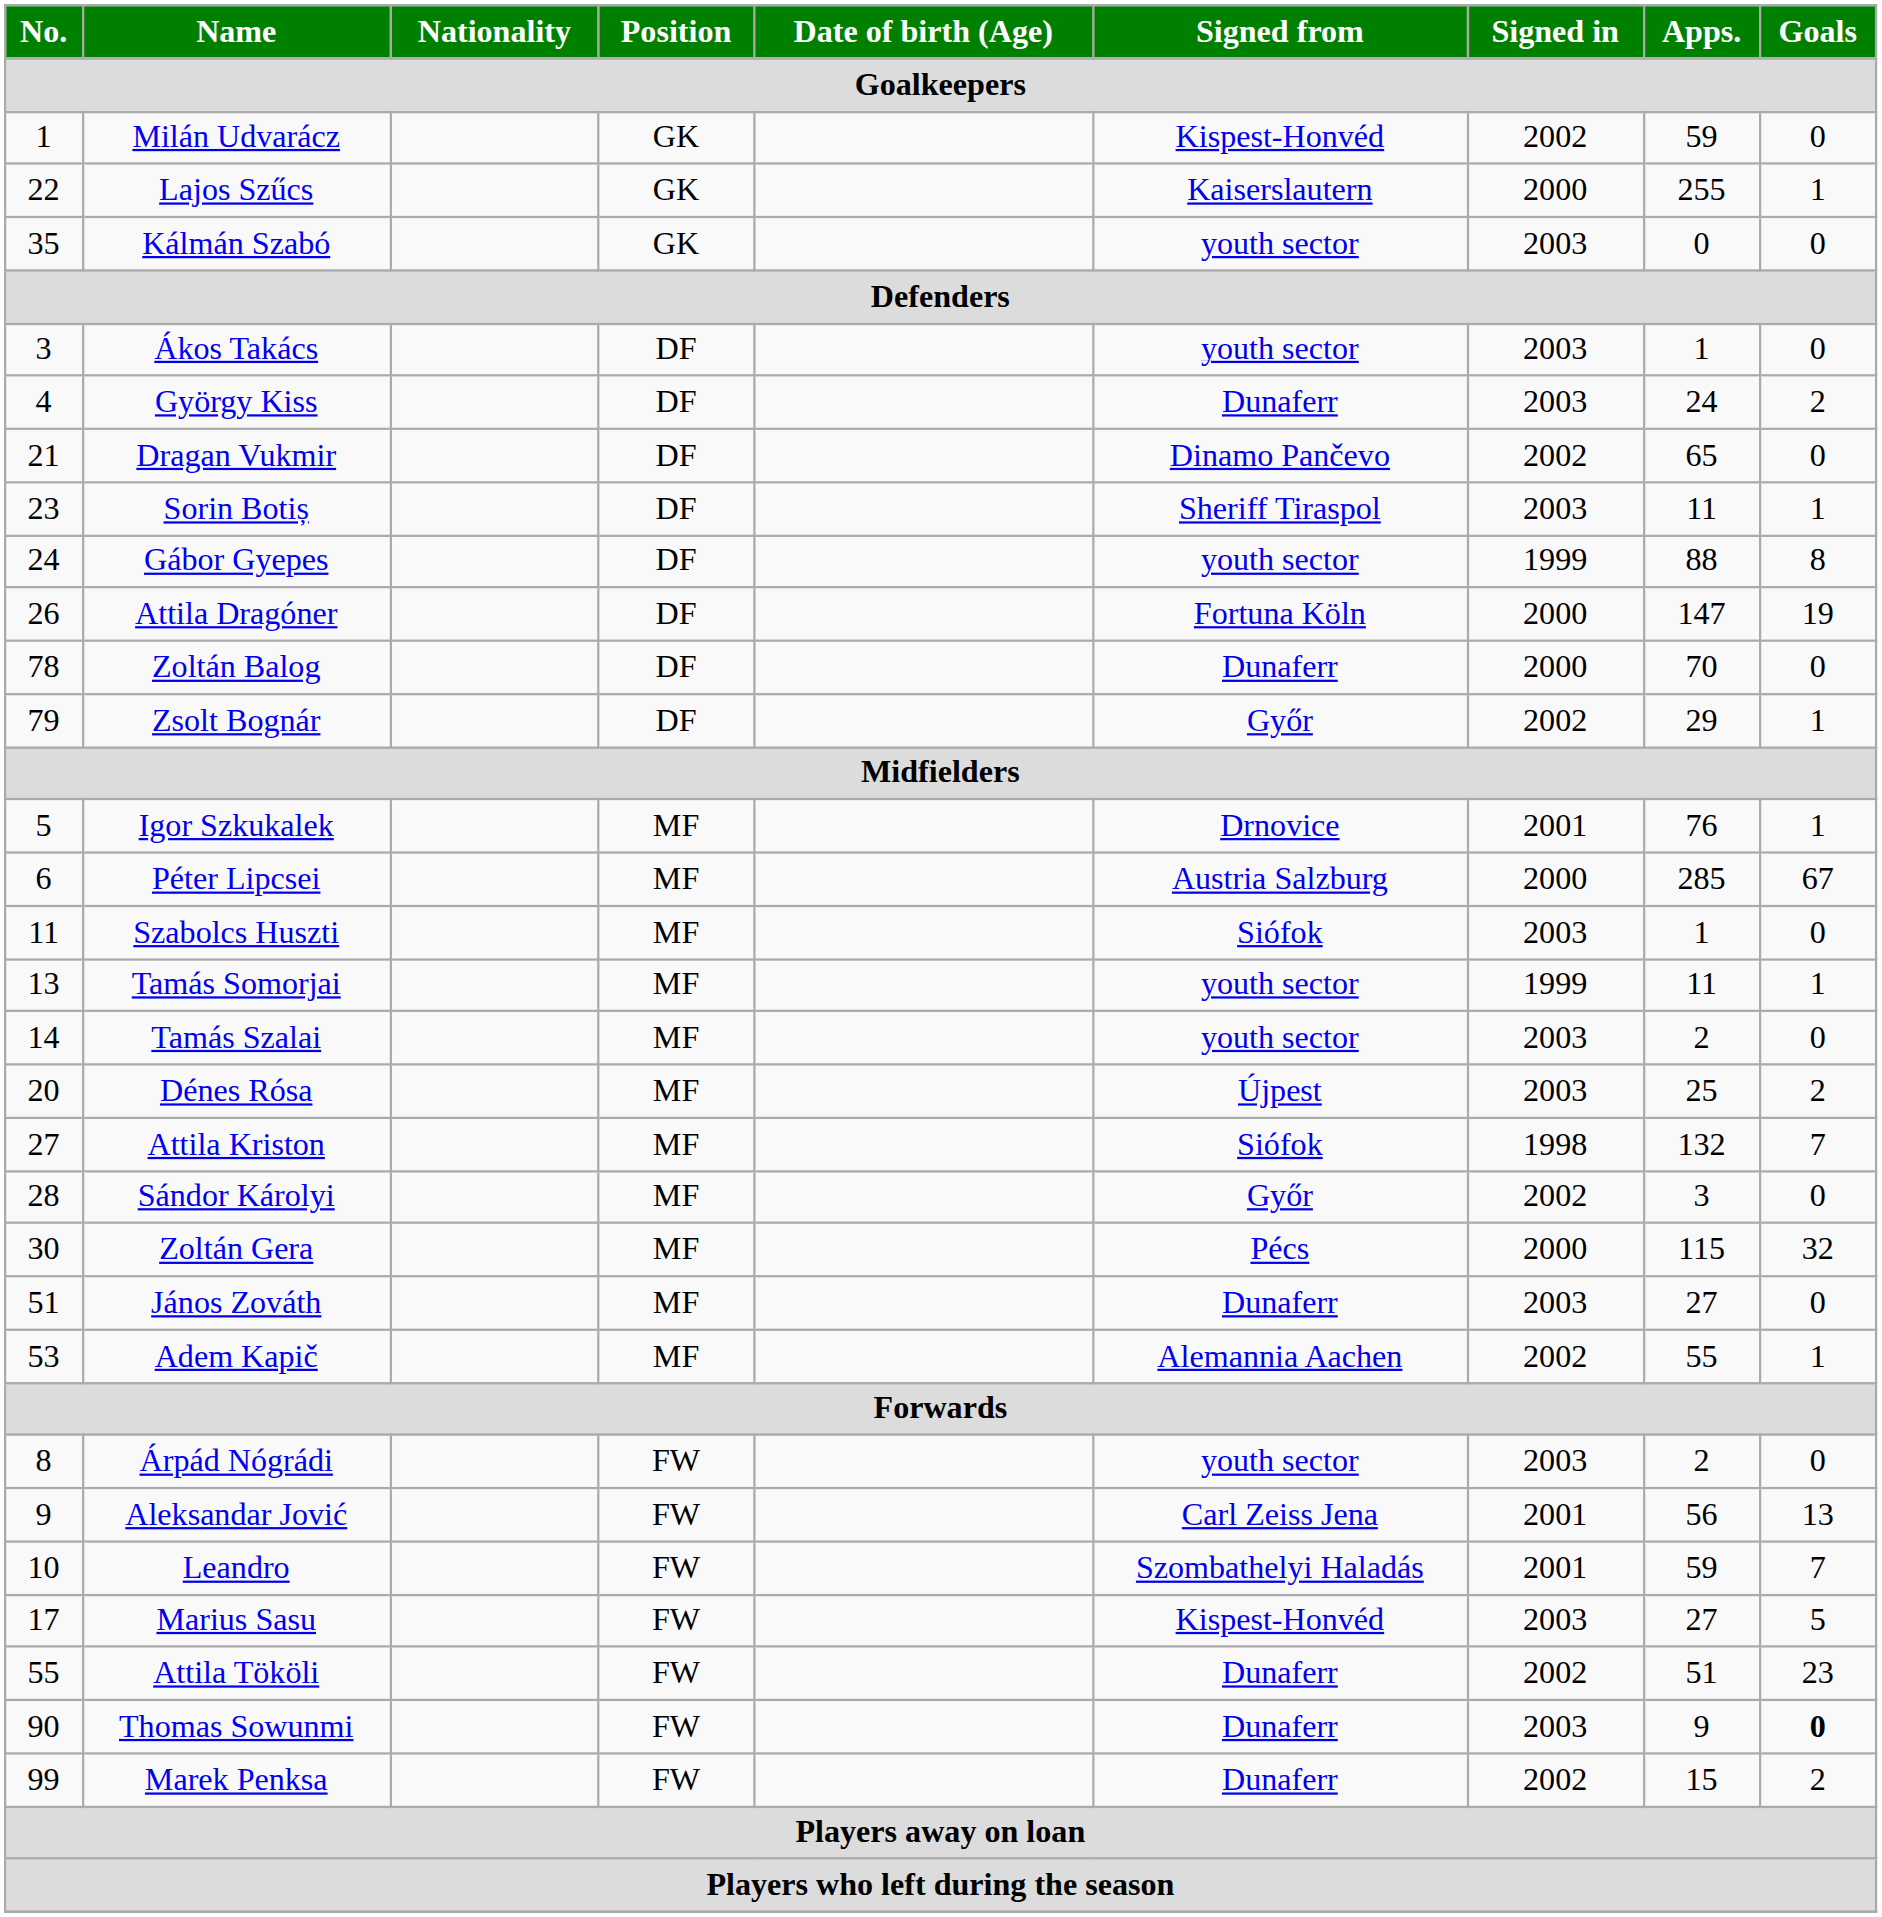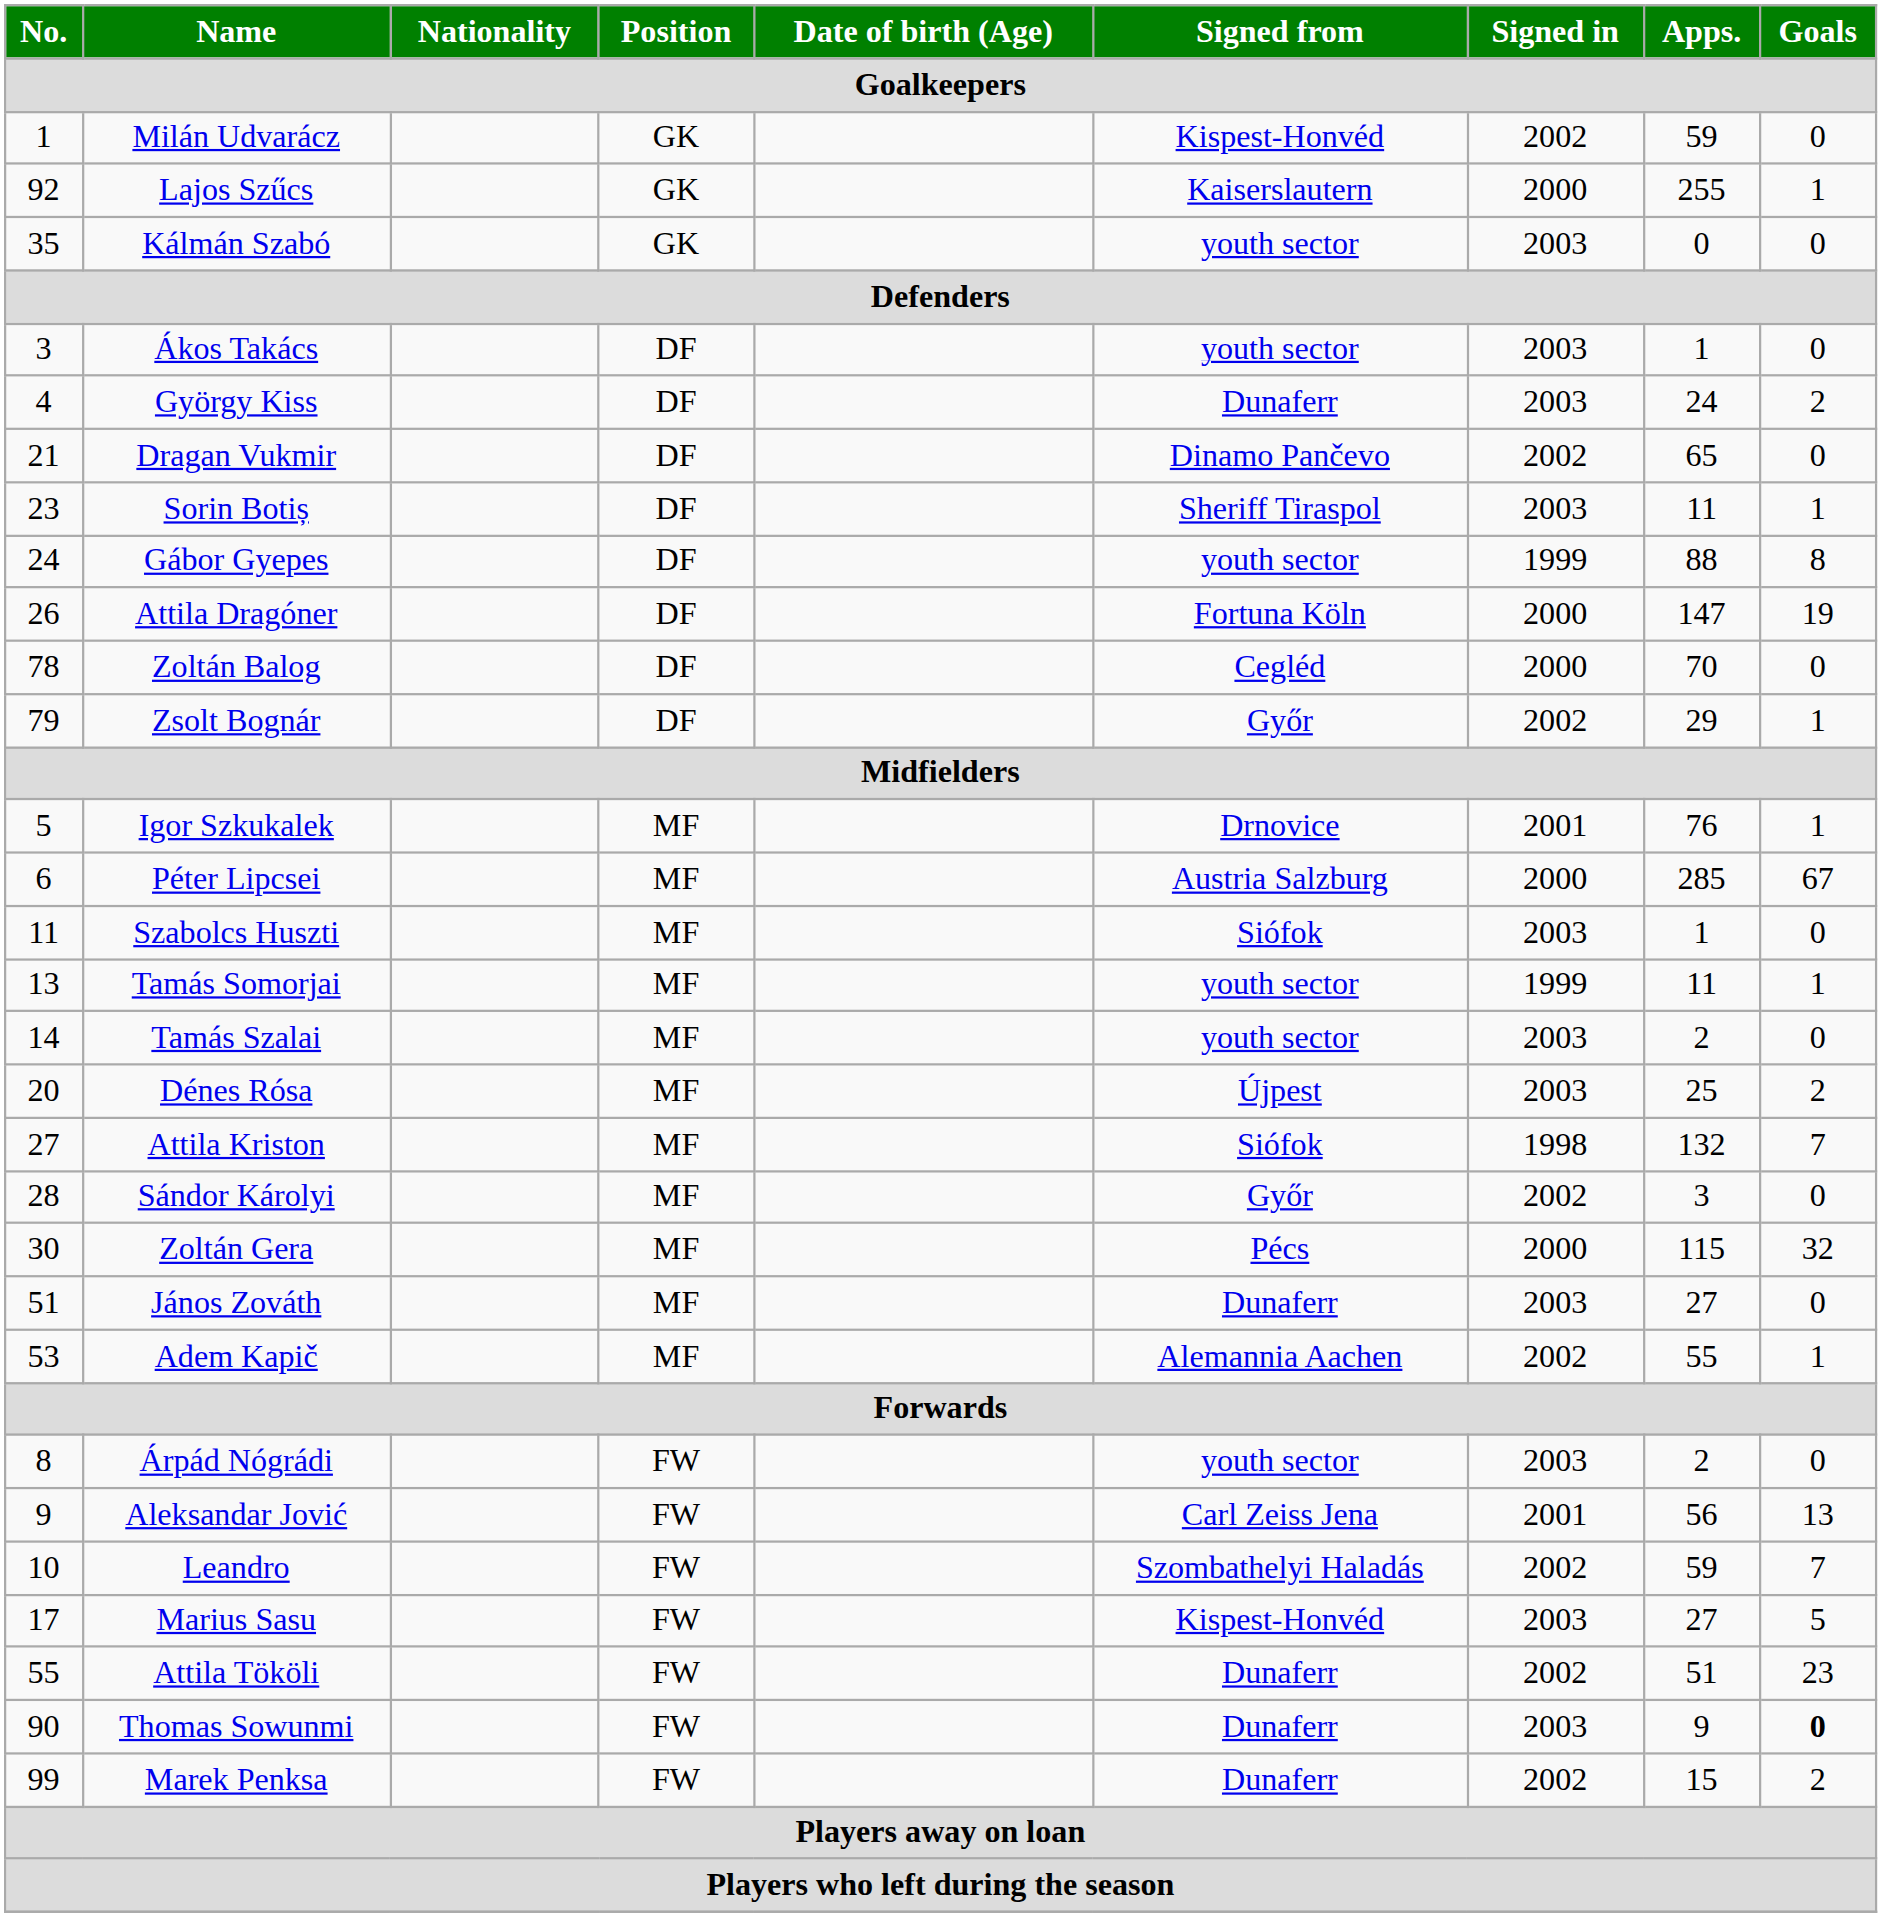(44, 190) 22 -> (44, 190) 92
(1280, 666) Dunaferr -> (1280, 666) Cegléd
(1555, 1567) 2001 -> (1555, 1567) 2002
